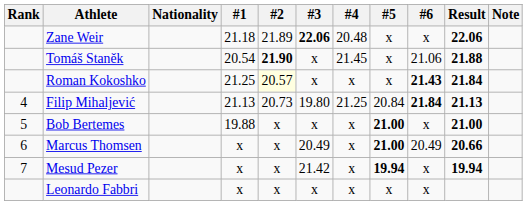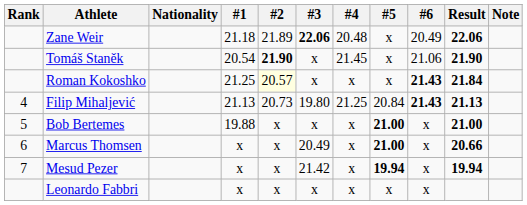(426, 37) x -> (426, 37) 20.49
(467, 59) 21.88 -> (467, 59) 21.90
(426, 102) 21.84 -> (426, 102) 21.43
(426, 146) 20.49 -> (426, 146) x
